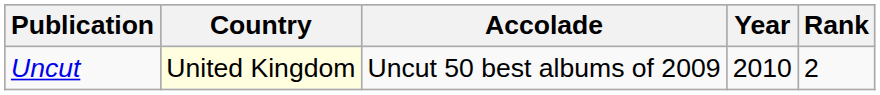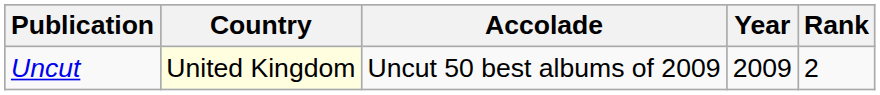(762, 67) 2010 -> (762, 67) 2009
